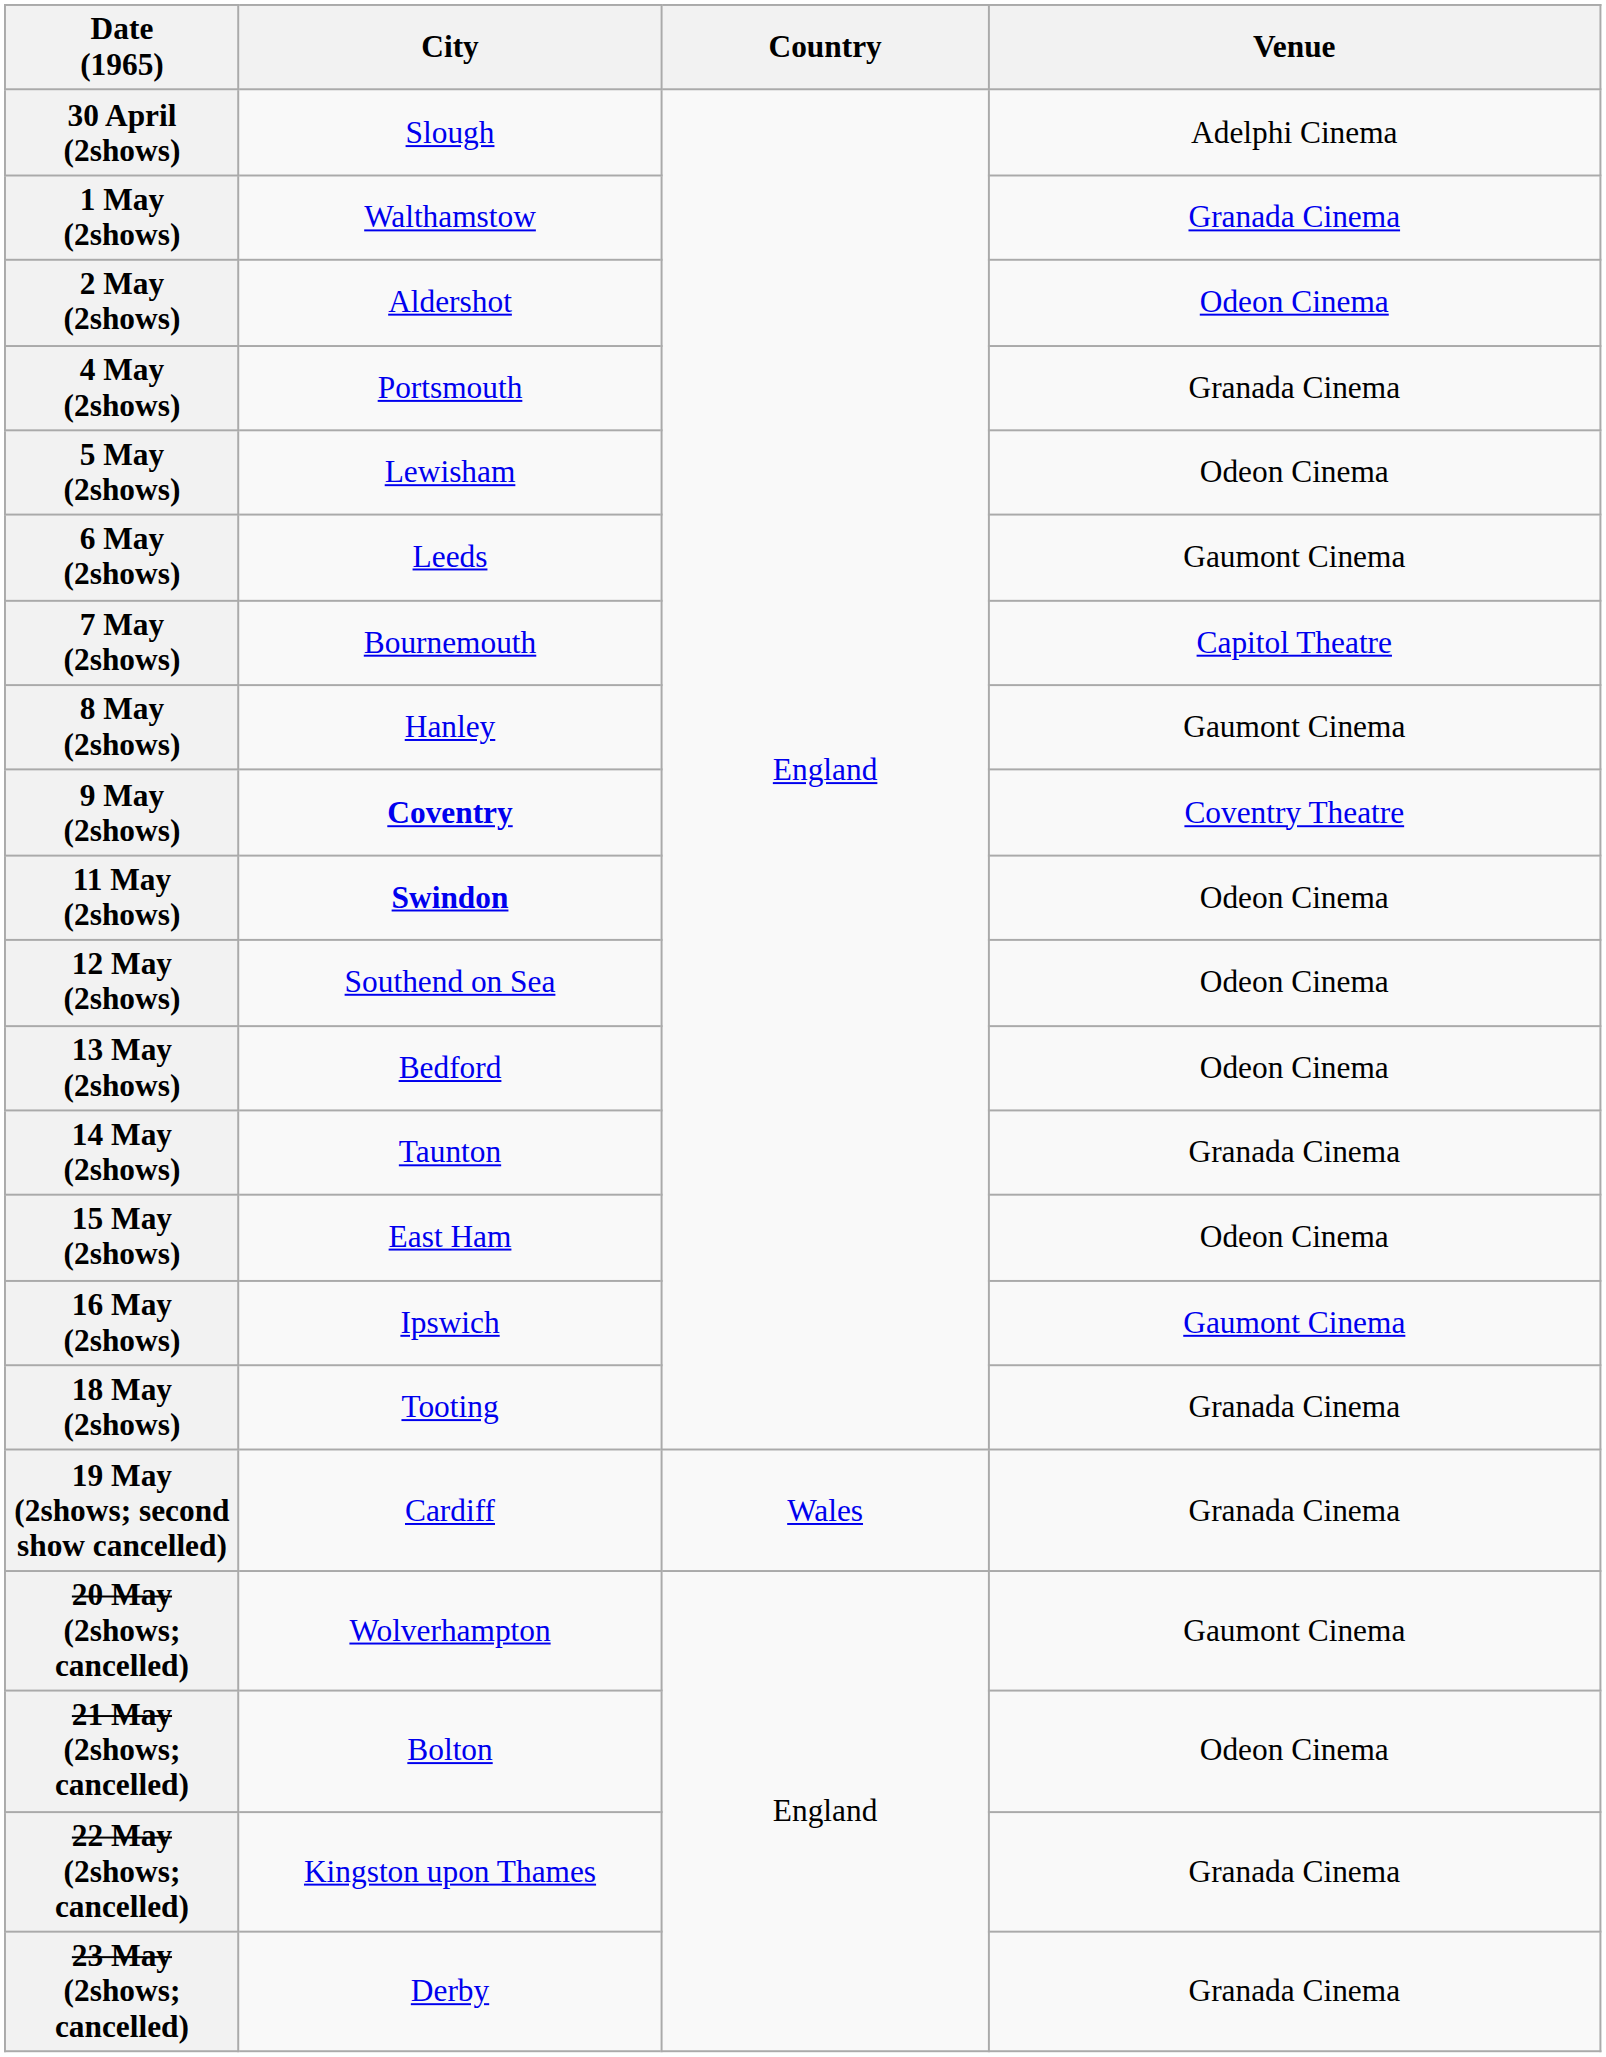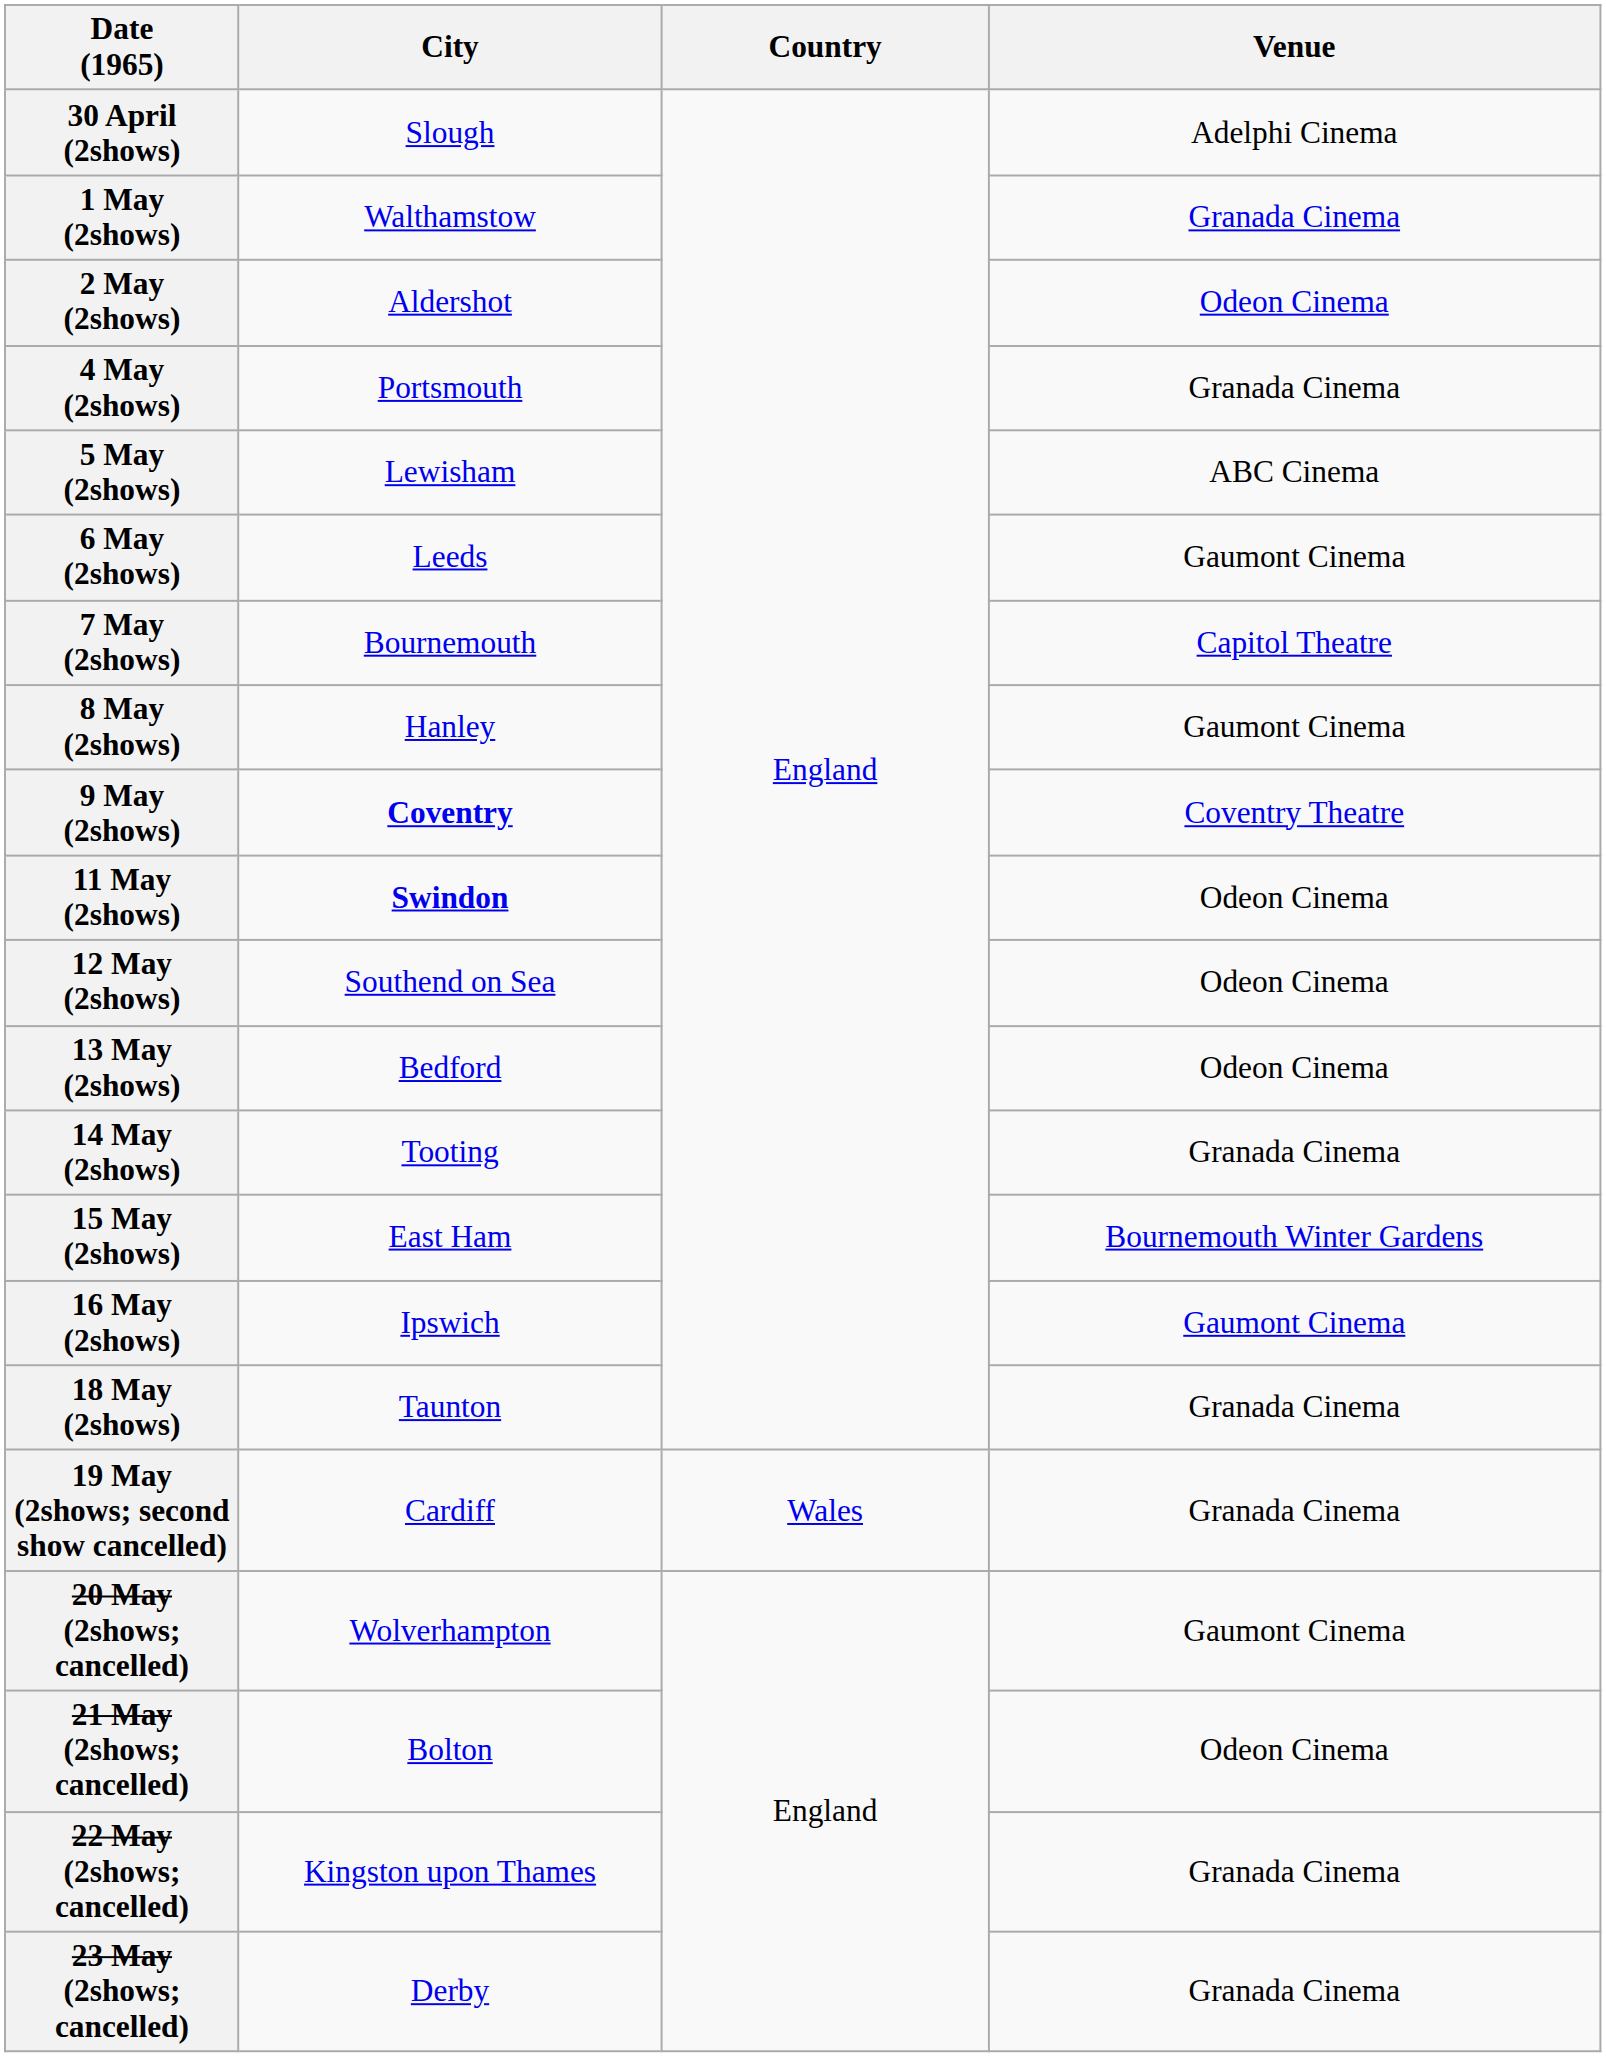(1294, 472) Odeon Cinema -> (1294, 472) ABC Cinema
(450, 1152) Taunton -> (450, 1152) Tooting
(1294, 1237) Odeon Cinema -> (1294, 1237) Bournemouth Winter Gardens
(450, 1407) Tooting -> (450, 1407) Taunton
